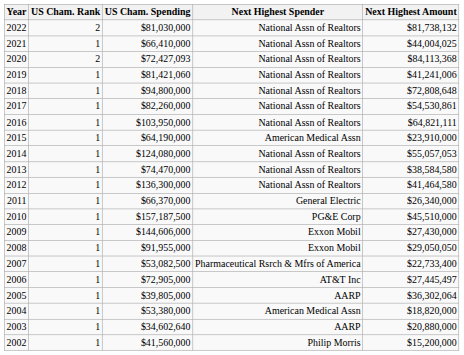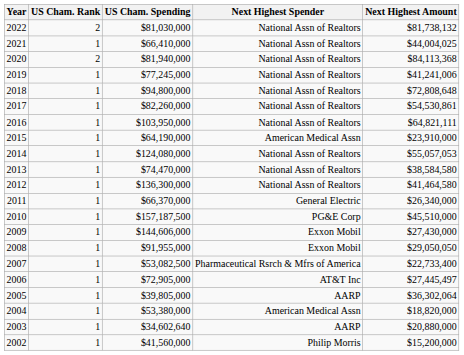(166, 59) $72,427,093 -> (166, 59) $81,940,000
(166, 75) $81,421,060 -> (166, 75) $77,245,000
